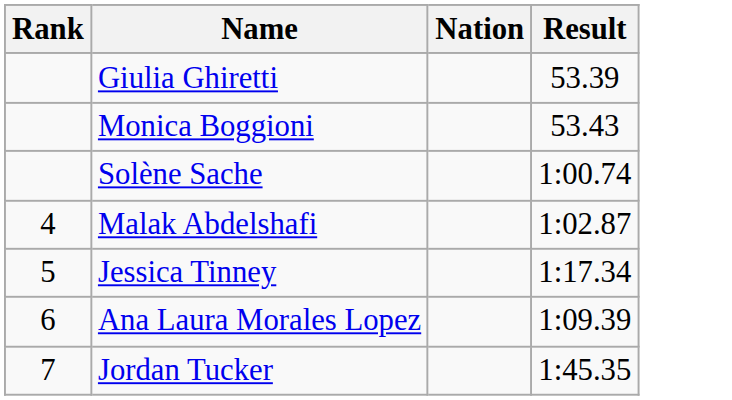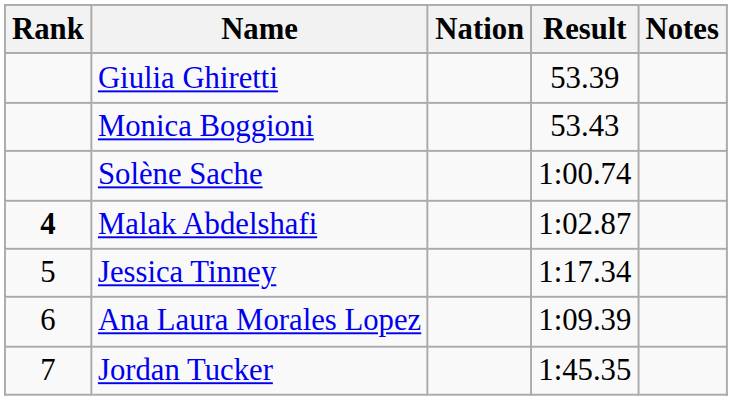+ column: (682, 28)
(48, 223) normal -> (48, 223) bold
